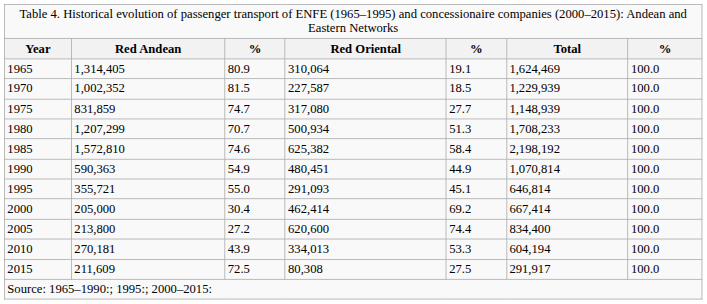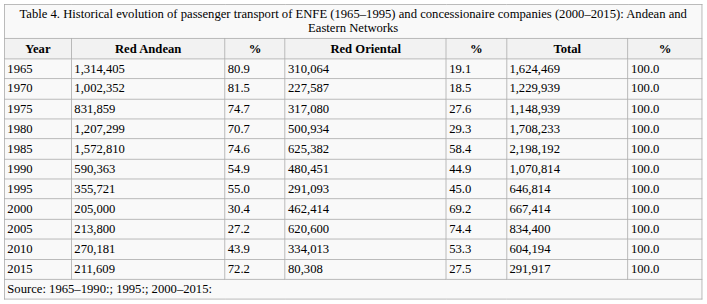(460, 108) 27.7 -> (460, 108) 27.6
(460, 128) 51.3 -> (460, 128) 29.3
(460, 189) 45.1 -> (460, 189) 45.0
(239, 269) 72.5 -> (239, 269) 72.2
